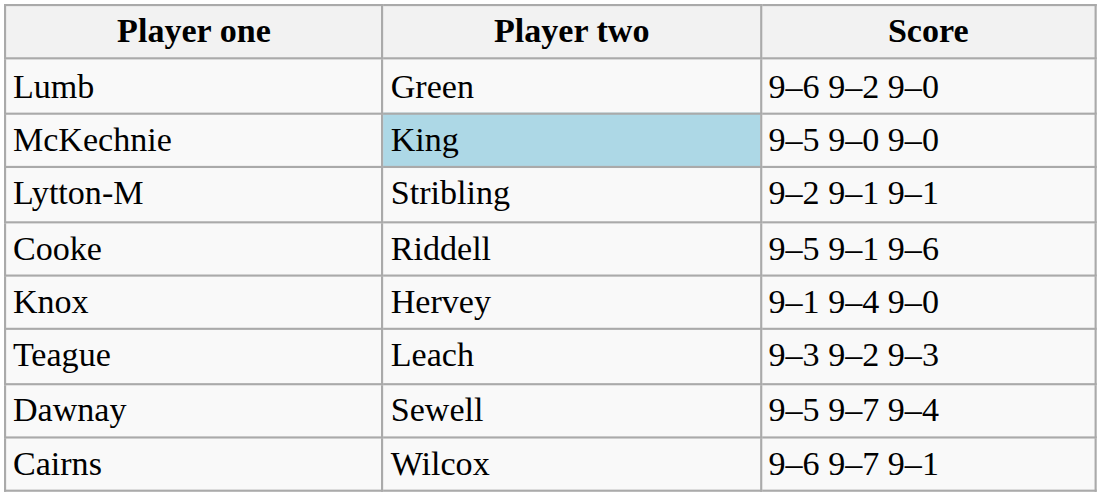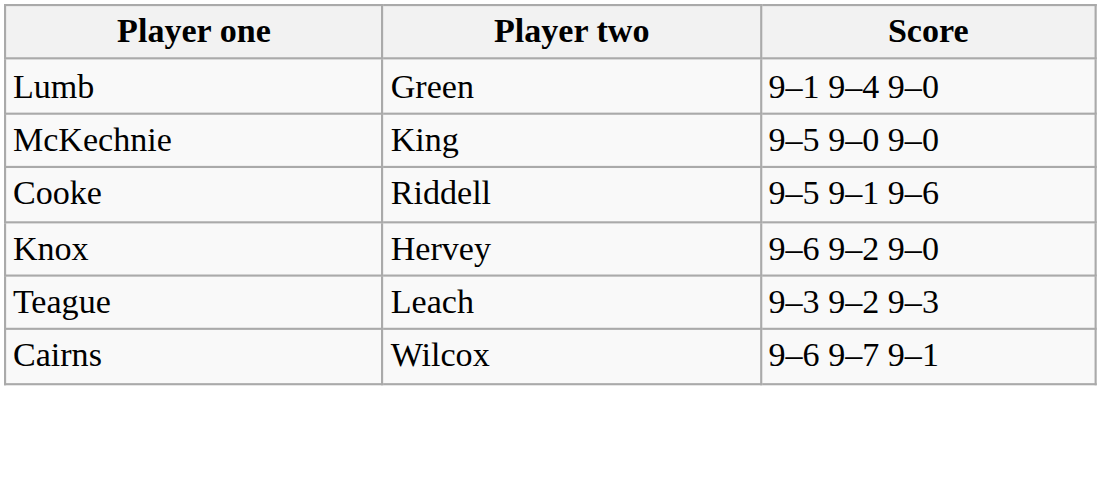(854, 85) 9–6 9–2 9–0 -> (854, 85) 9–1 9–4 9–0
(425, 139) lightblue background -> (425, 139) no background
- row: (78, 193)
(854, 301) 9–1 9–4 9–0 -> (854, 247) 9–6 9–2 9–0
- row: (70, 409)
